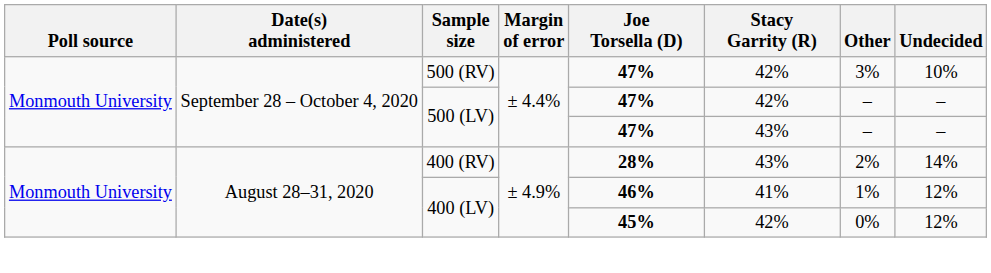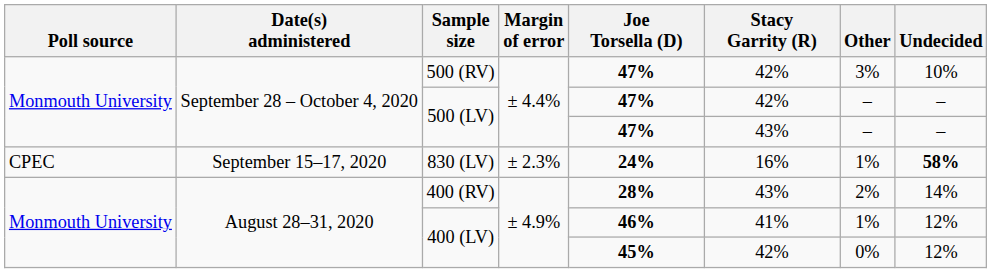+ row: (299, 162)
